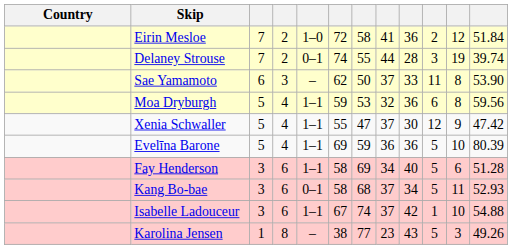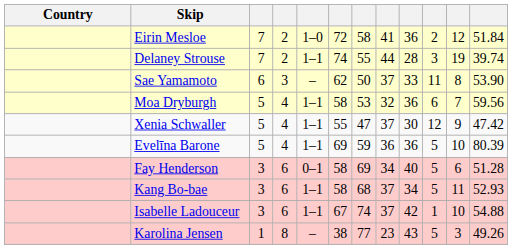(312, 59) 0–1 -> (312, 59) 1–1
(340, 102) 59 -> (340, 102) 58
(458, 102) 8 -> (458, 102) 7
(312, 168) 1–1 -> (312, 168) 0–1
(312, 189) 0–1 -> (312, 189) 1–1
